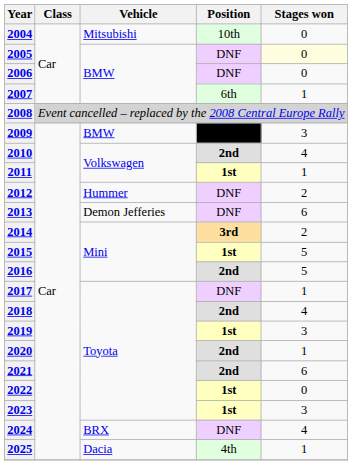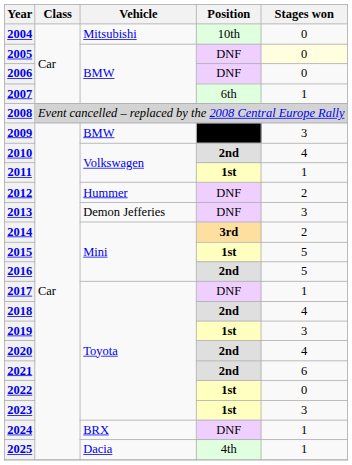(304, 212) 6 -> (304, 212) 3
(304, 350) 1 -> (304, 350) 4
(304, 430) 4 -> (304, 430) 1
